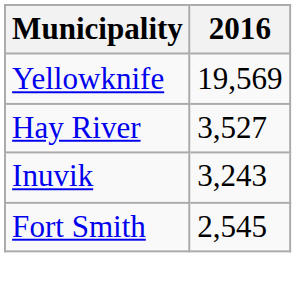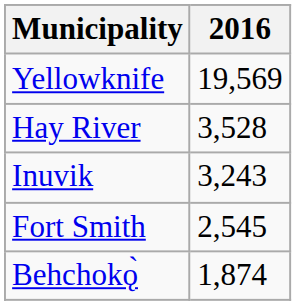(232, 127) 3,527 -> (232, 127) 3,528
+ row: (75, 275)
